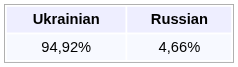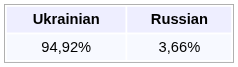(179, 47) 4,66% -> (179, 47) 3,66%
